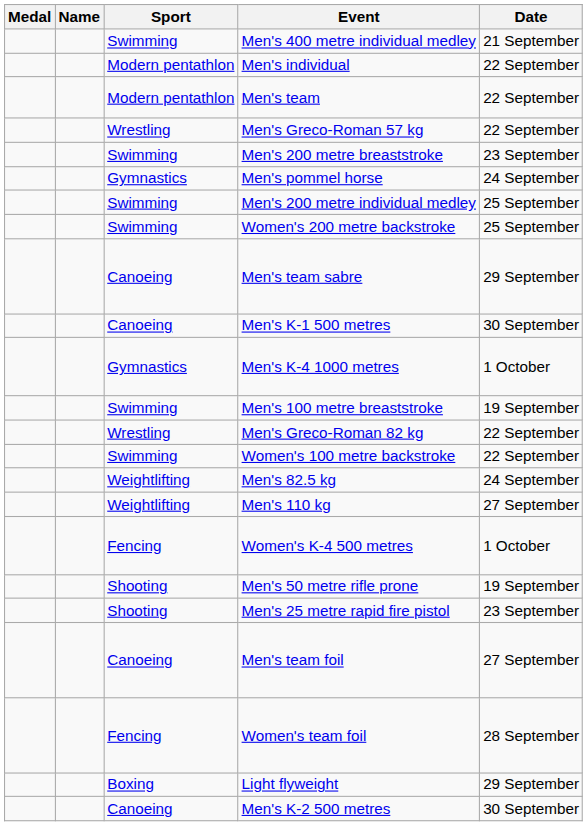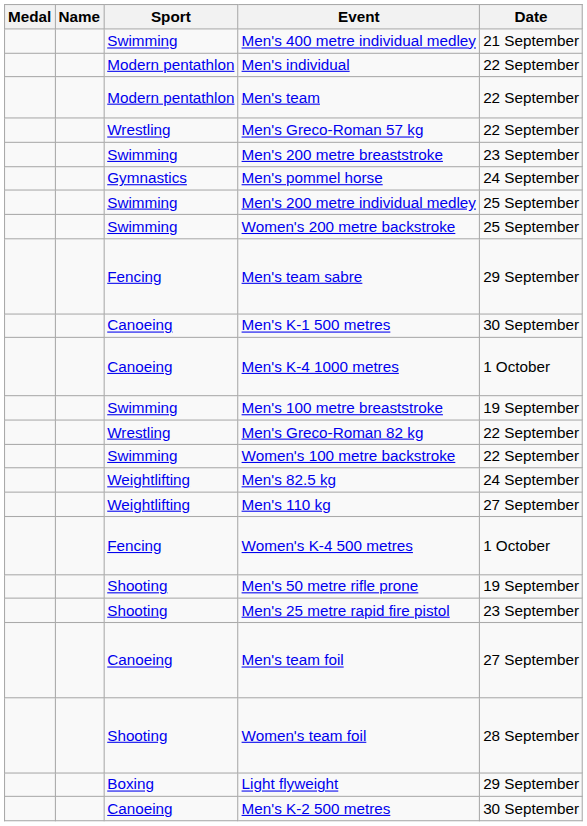(140, 276) Canoeing -> (134, 276) Fencing
(147, 367) Gymnastics -> (140, 367) Canoeing
(134, 735) Fencing -> (137, 735) Shooting
